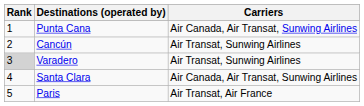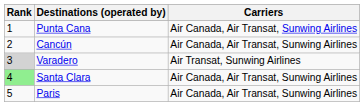(235, 45) Air Transat, Sunwing Airlines -> (264, 45) Air Canada, Air Transat, Sunwing Airlines
(10, 77) no background -> (10, 77) lightgreen background
(221, 93) Air Transat, Air France -> (264, 93) Air Canada, Air Transat, Sunwing Airlines
